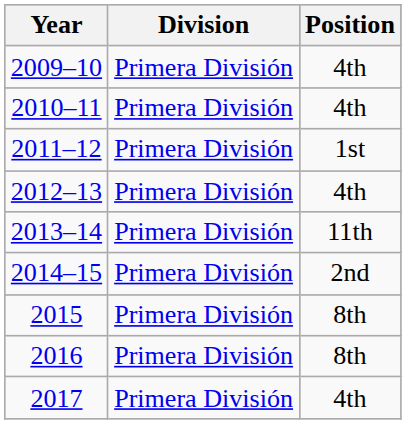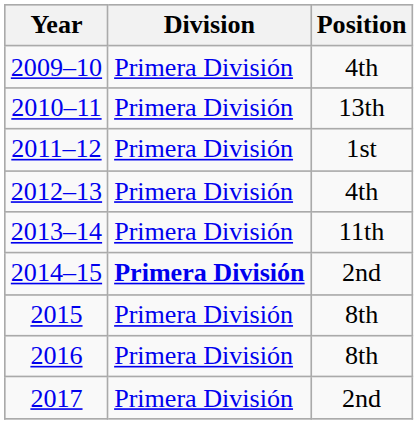(350, 107) 4th -> (362, 107) 13th
(204, 273) normal -> (209, 273) bold
(350, 397) 4th -> (362, 397) 2nd
